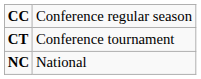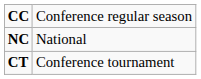rows swapped: (18, 39) <-> (18, 62)
